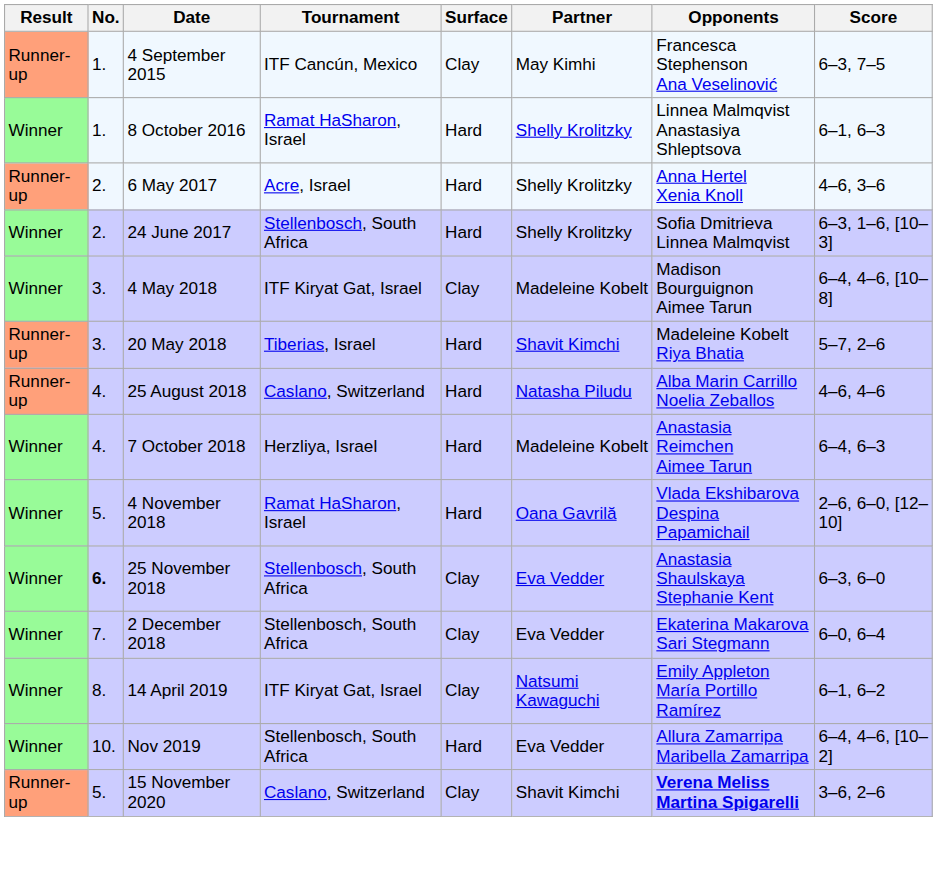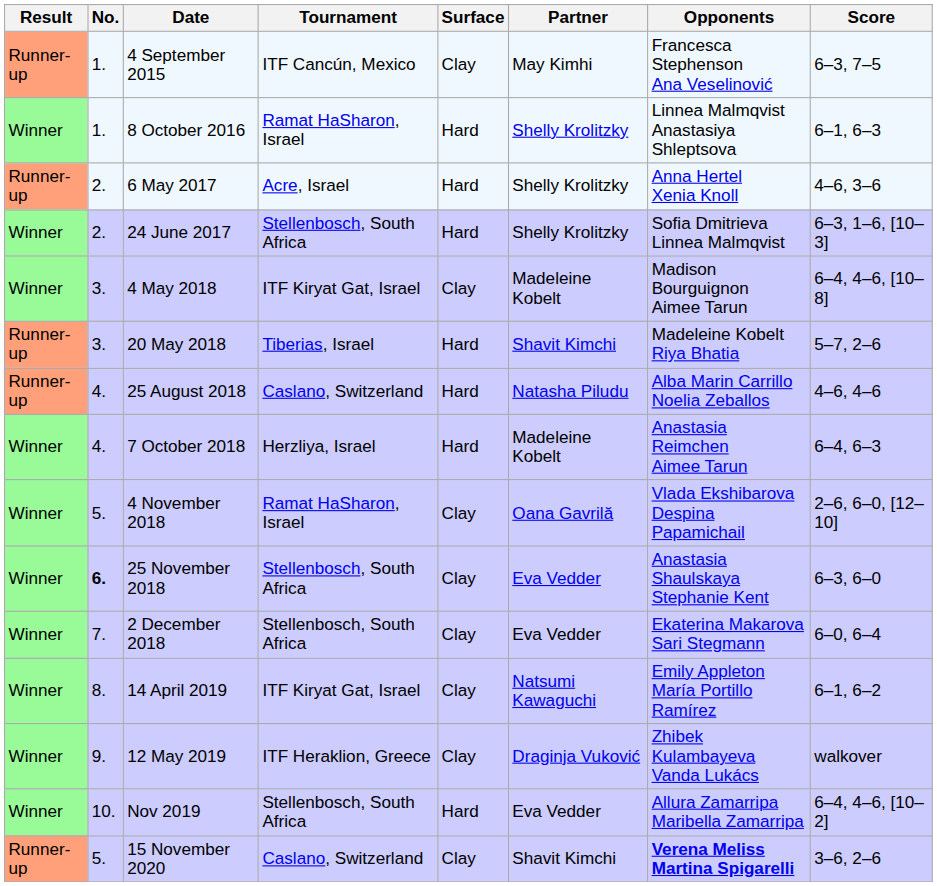(464, 512) Hard -> (459, 512) Clay
+ row: (177, 756)
